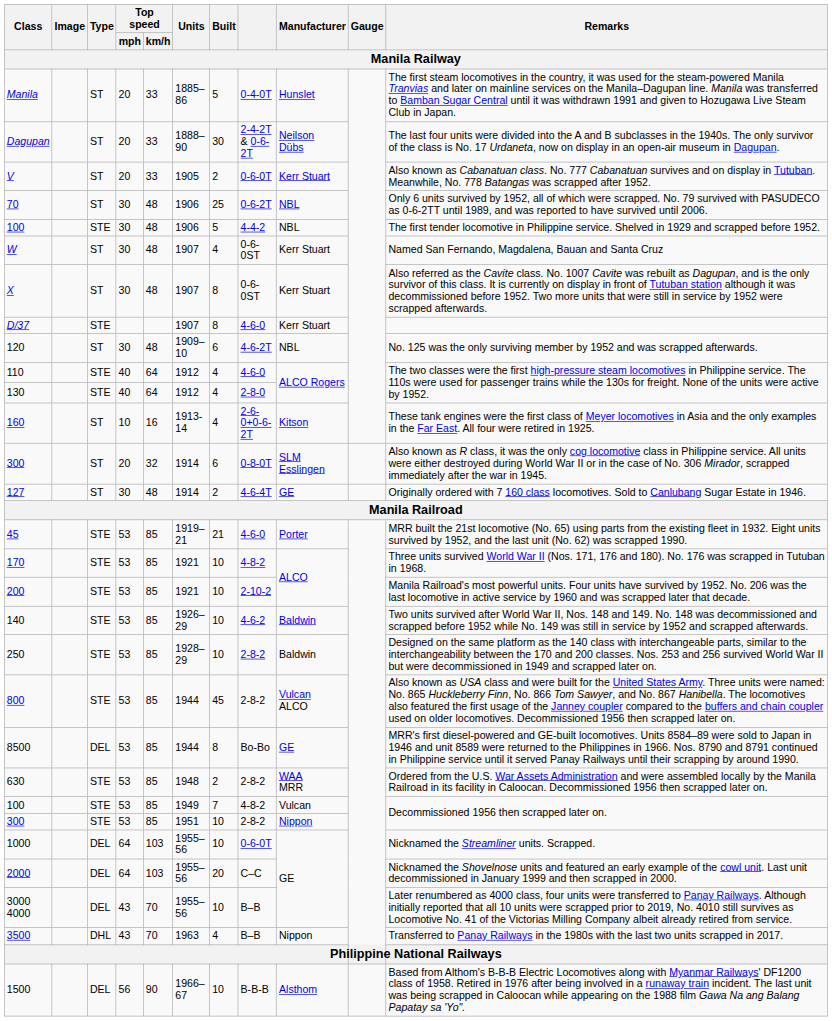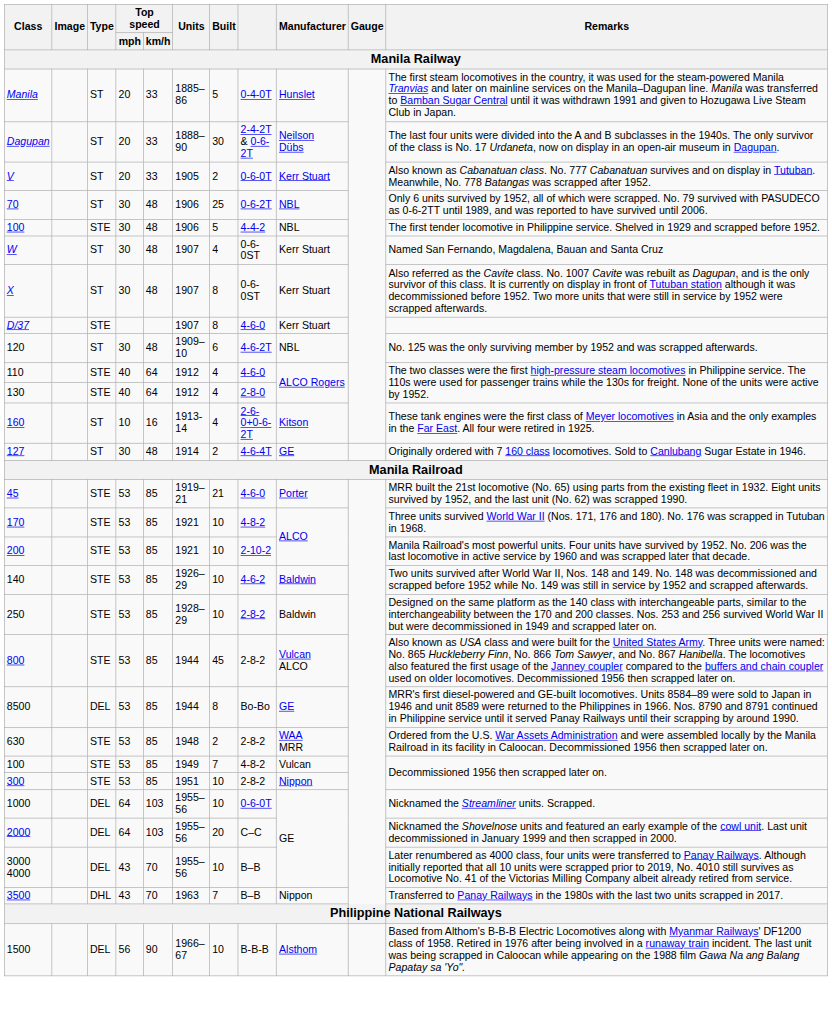- row: (16, 463)
(215, 936) 4 -> (215, 895) 7
